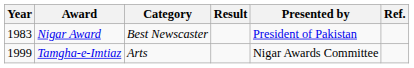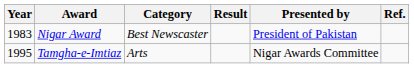(20, 53) 1999 -> (20, 53) 1995
